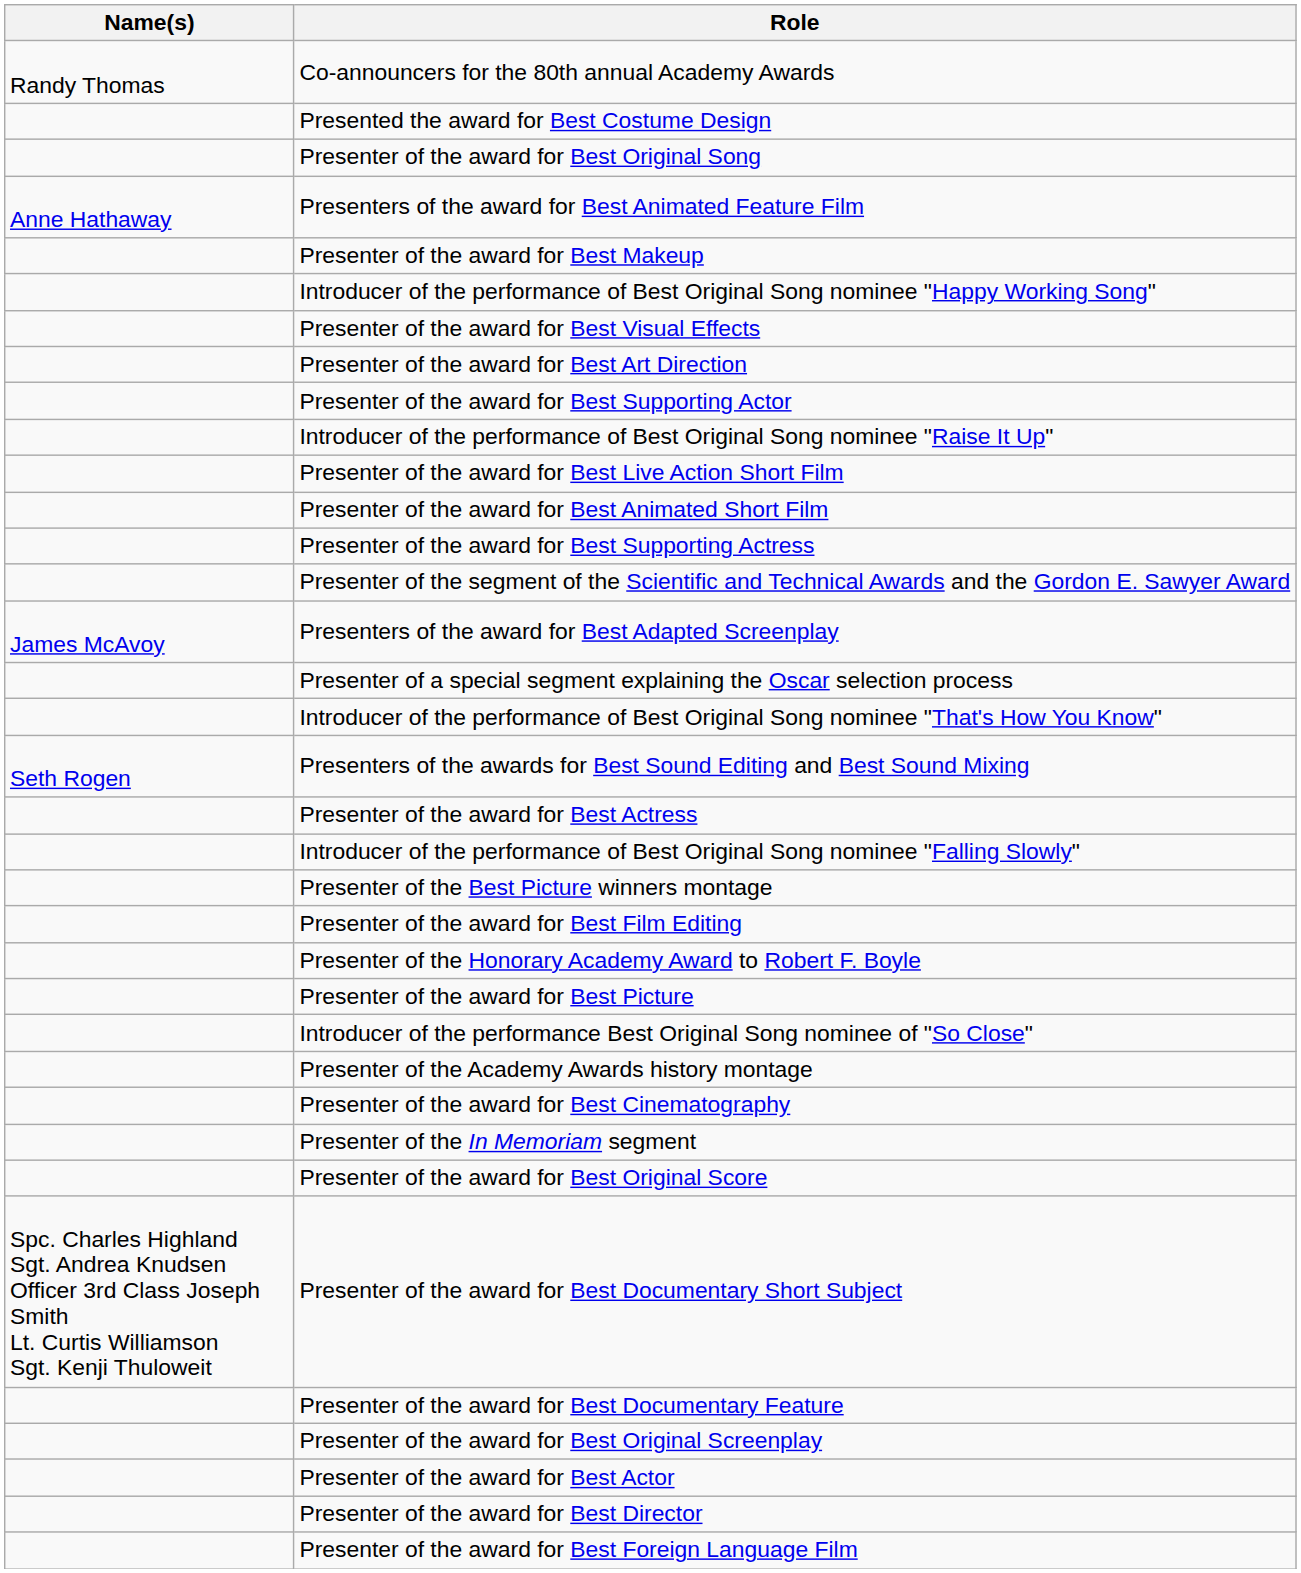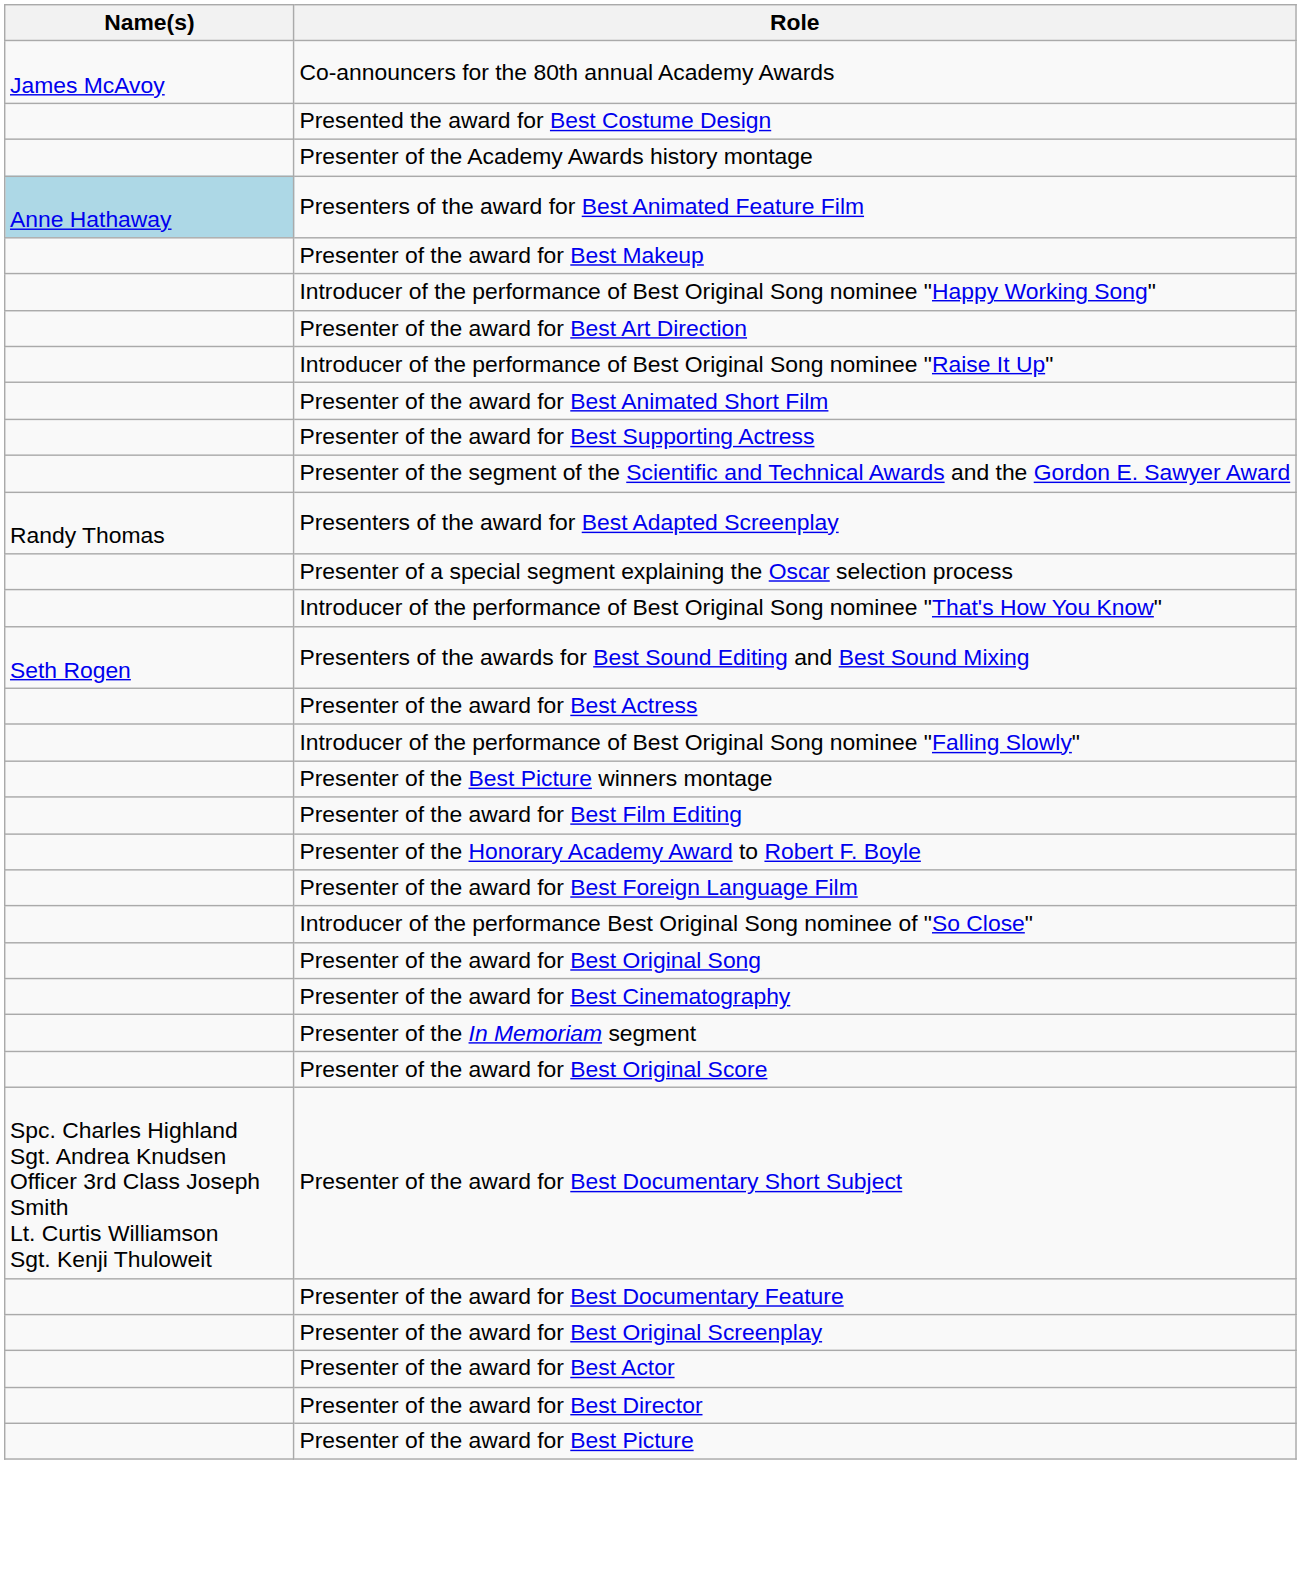(87, 84) Randy Thomas -> (87, 84) James McAvoy
rows swapped: (556, 1069) <-> (530, 157)
(91, 219) no background -> (91, 219) lightblue background
- row: (530, 328)
- row: (545, 400)
- row: (572, 473)
(87, 644) James McAvoy -> (87, 535) Randy Thomas
rows swapped: (579, 1550) <-> (497, 996)
